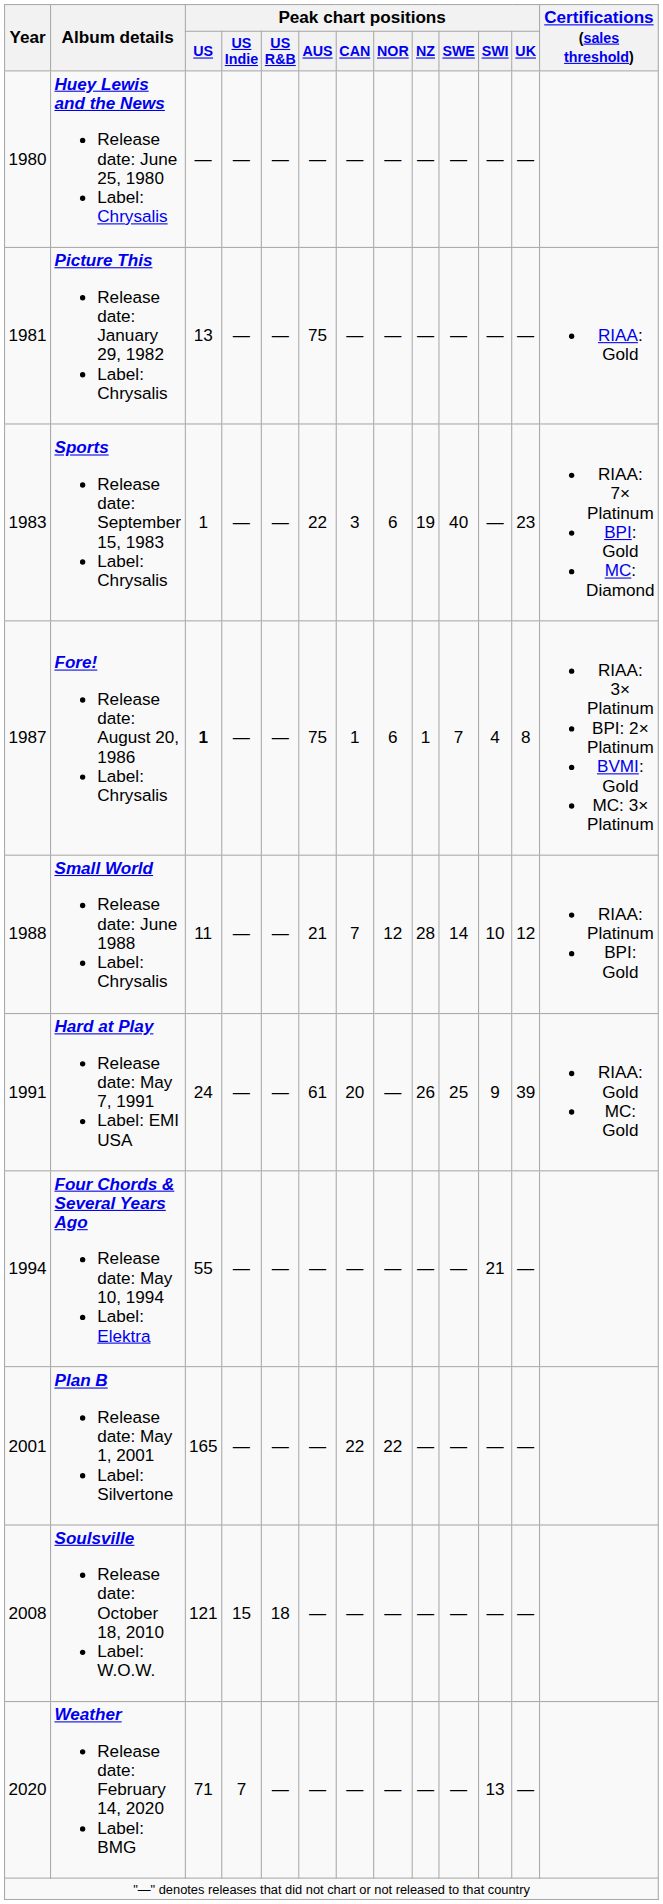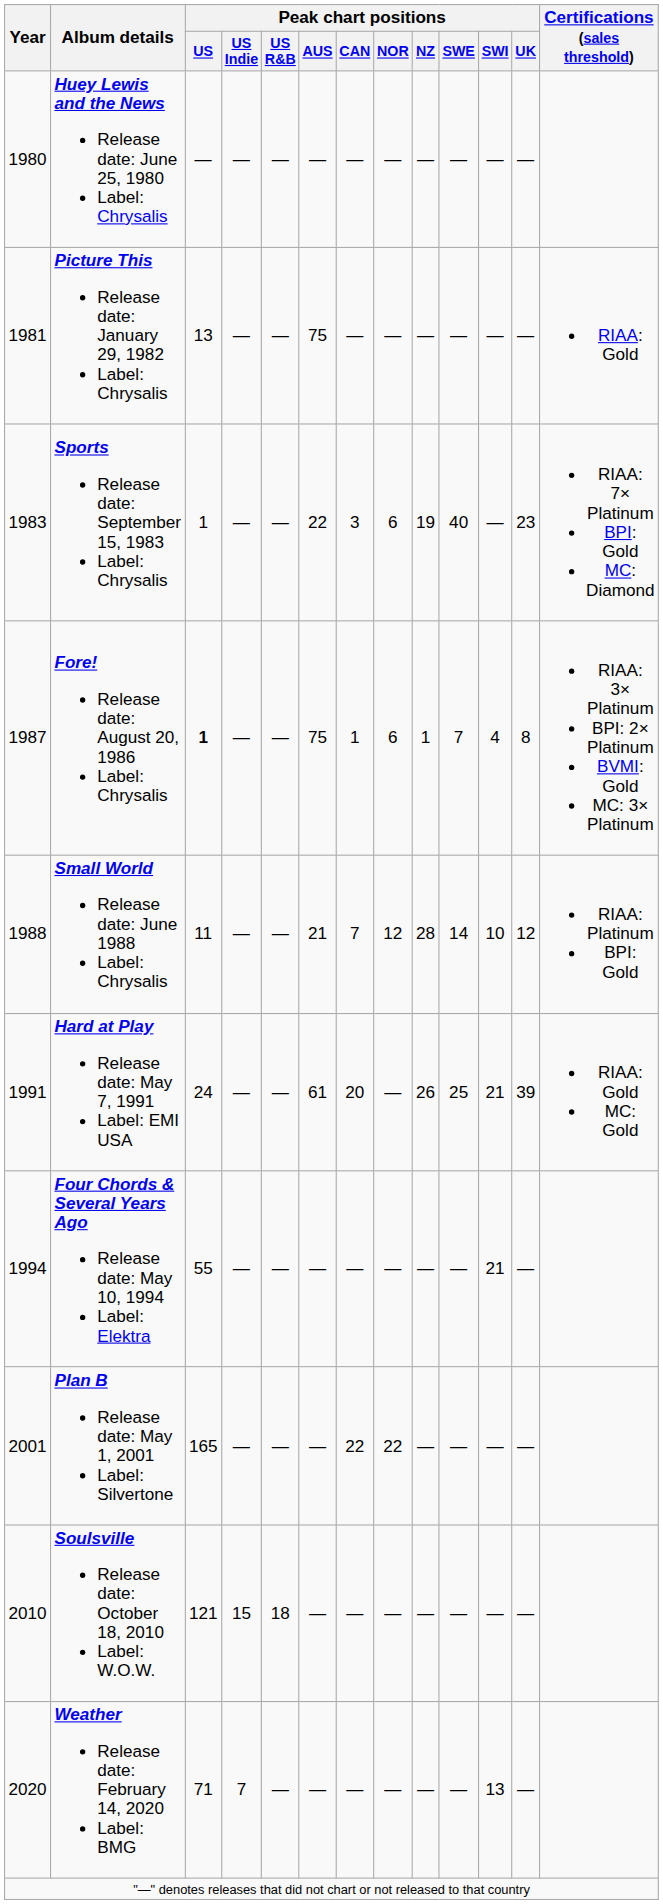(495, 1091) 9 -> (495, 1091) 21
(28, 1613) 2008 -> (28, 1613) 2010
